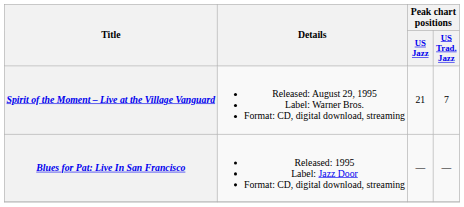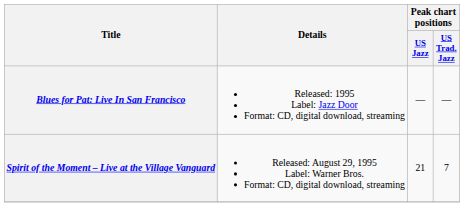rows swapped: (111, 168) <-> (111, 100)
